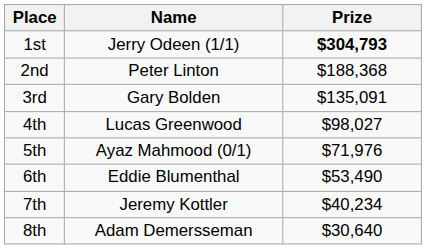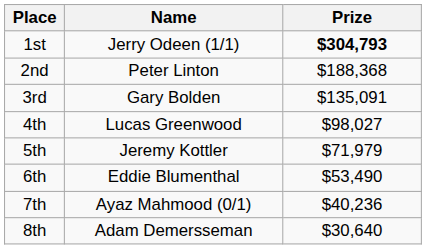(174, 151) Ayaz Mahmood (0/1) -> (174, 151) Jeremy Kottler
(352, 151) $71,976 -> (352, 151) $71,979
(174, 204) Jeremy Kottler -> (174, 204) Ayaz Mahmood (0/1)
(352, 204) $40,234 -> (352, 204) $40,236
